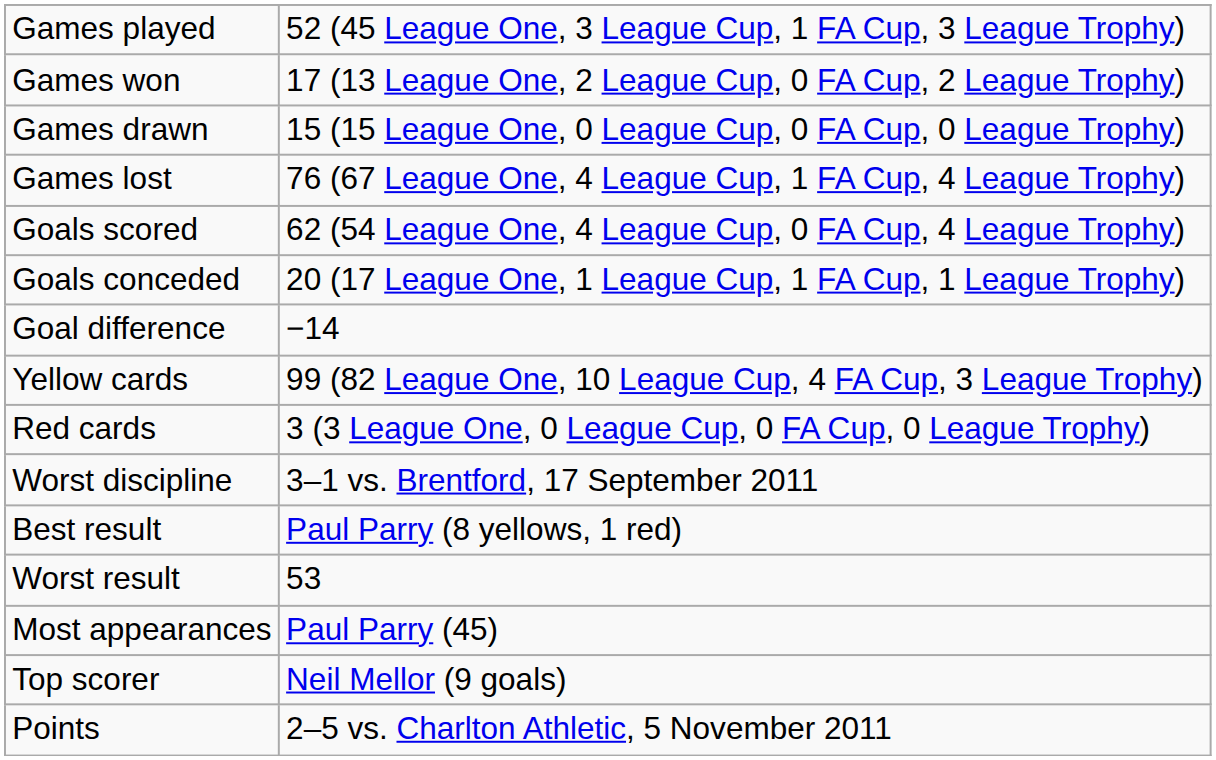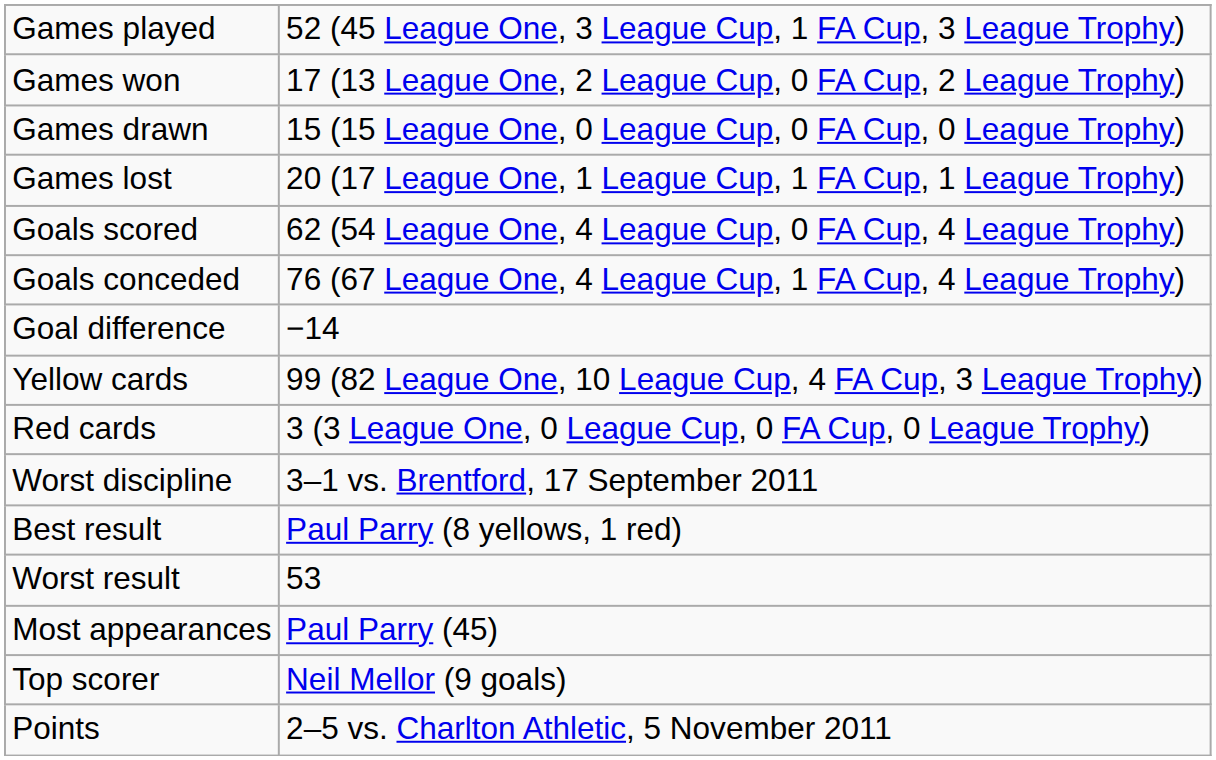(736, 179) 76 (67 League One, 4 League Cup, 1 FA Cup, 4 League Trophy) -> (736, 179) 20 (17 League One, 1 League Cup, 1 FA Cup, 1 League Trophy)
(736, 279) 20 (17 League One, 1 League Cup, 1 FA Cup, 1 League Trophy) -> (736, 279) 76 (67 League One, 4 League Cup, 1 FA Cup, 4 League Trophy)
